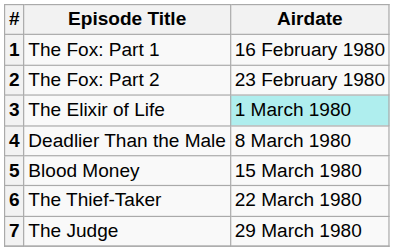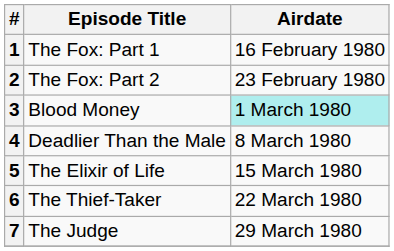(97, 110) The Elixir of Life -> (84, 110) Blood Money
(84, 170) Blood Money -> (97, 170) The Elixir of Life
